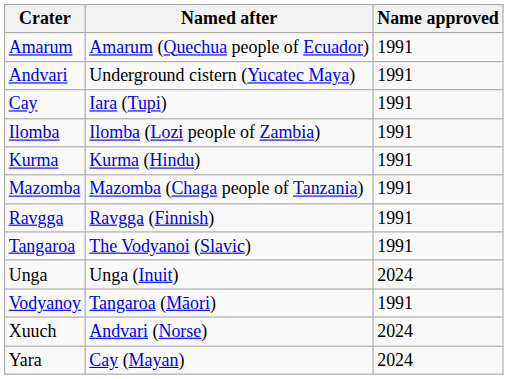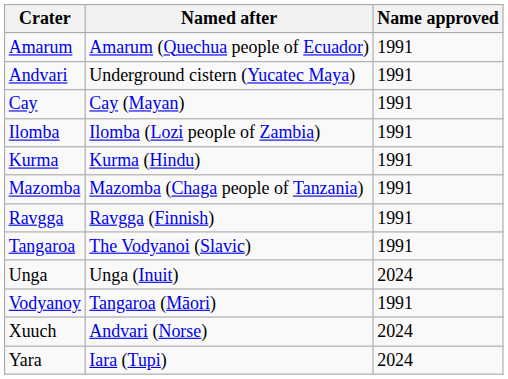(128, 103) Iara (Tupi) -> (137, 103) Cay (Mayan)
(137, 359) Cay (Mayan) -> (128, 359) Iara (Tupi)
